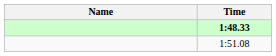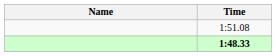rows swapped: (234, 28) <-> (234, 43)
